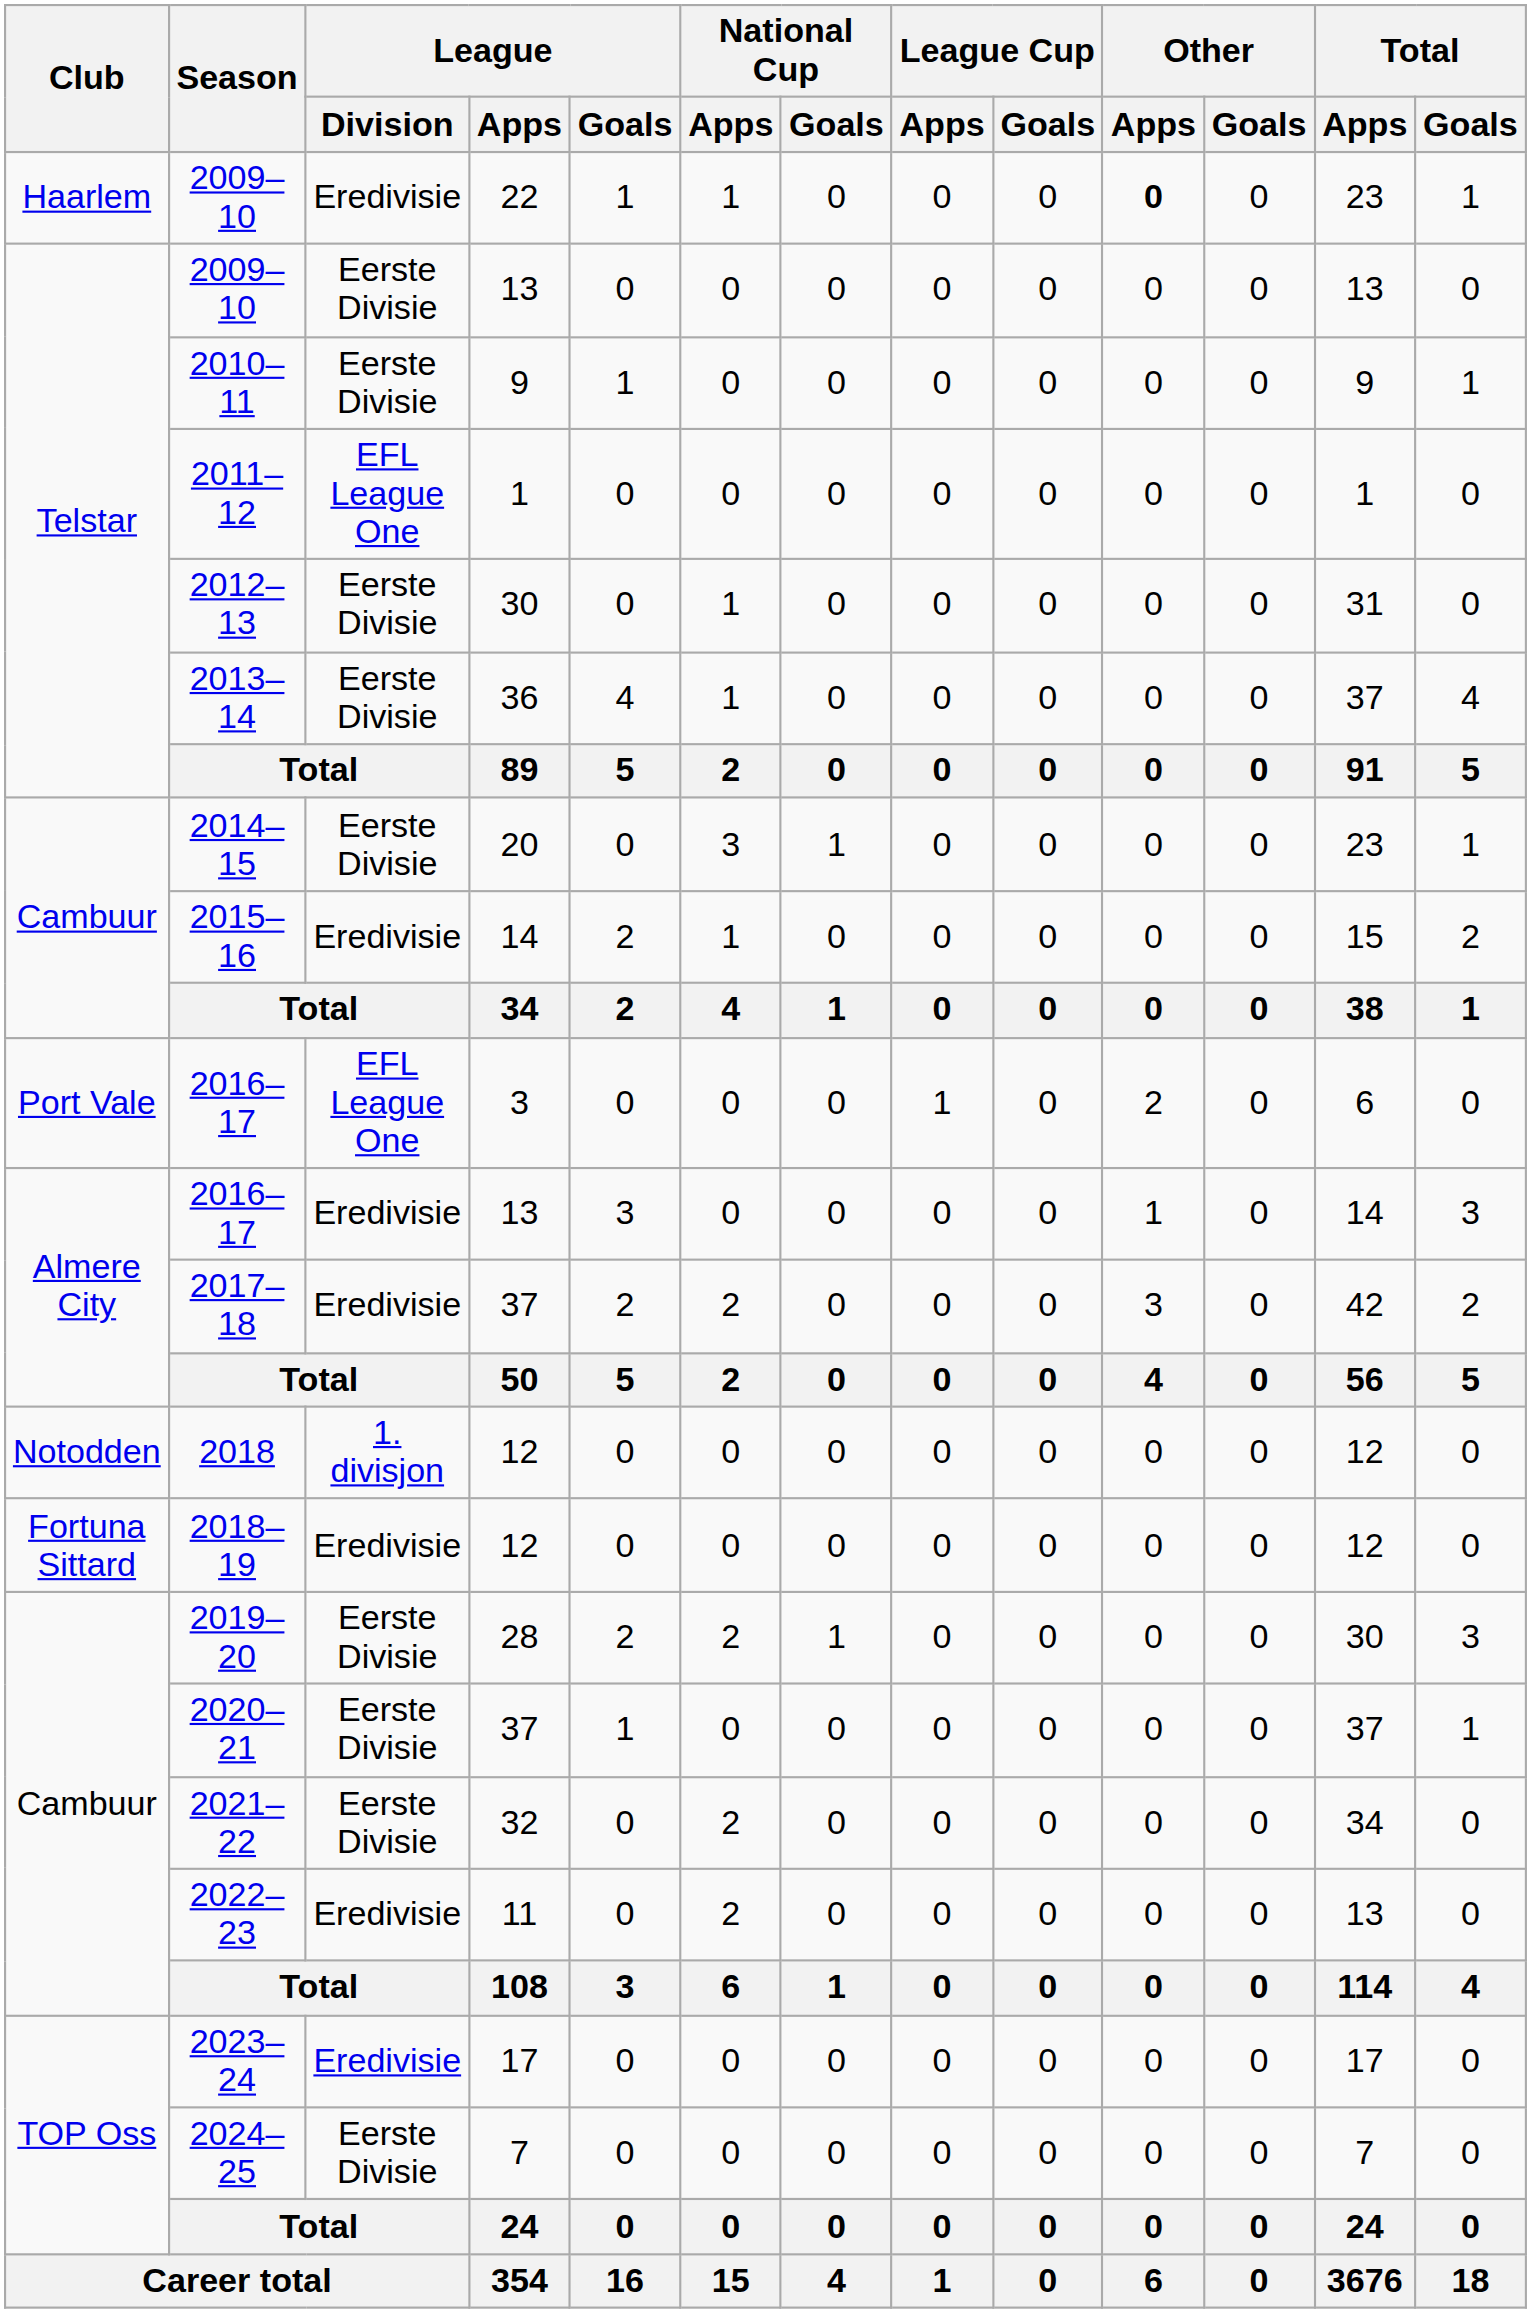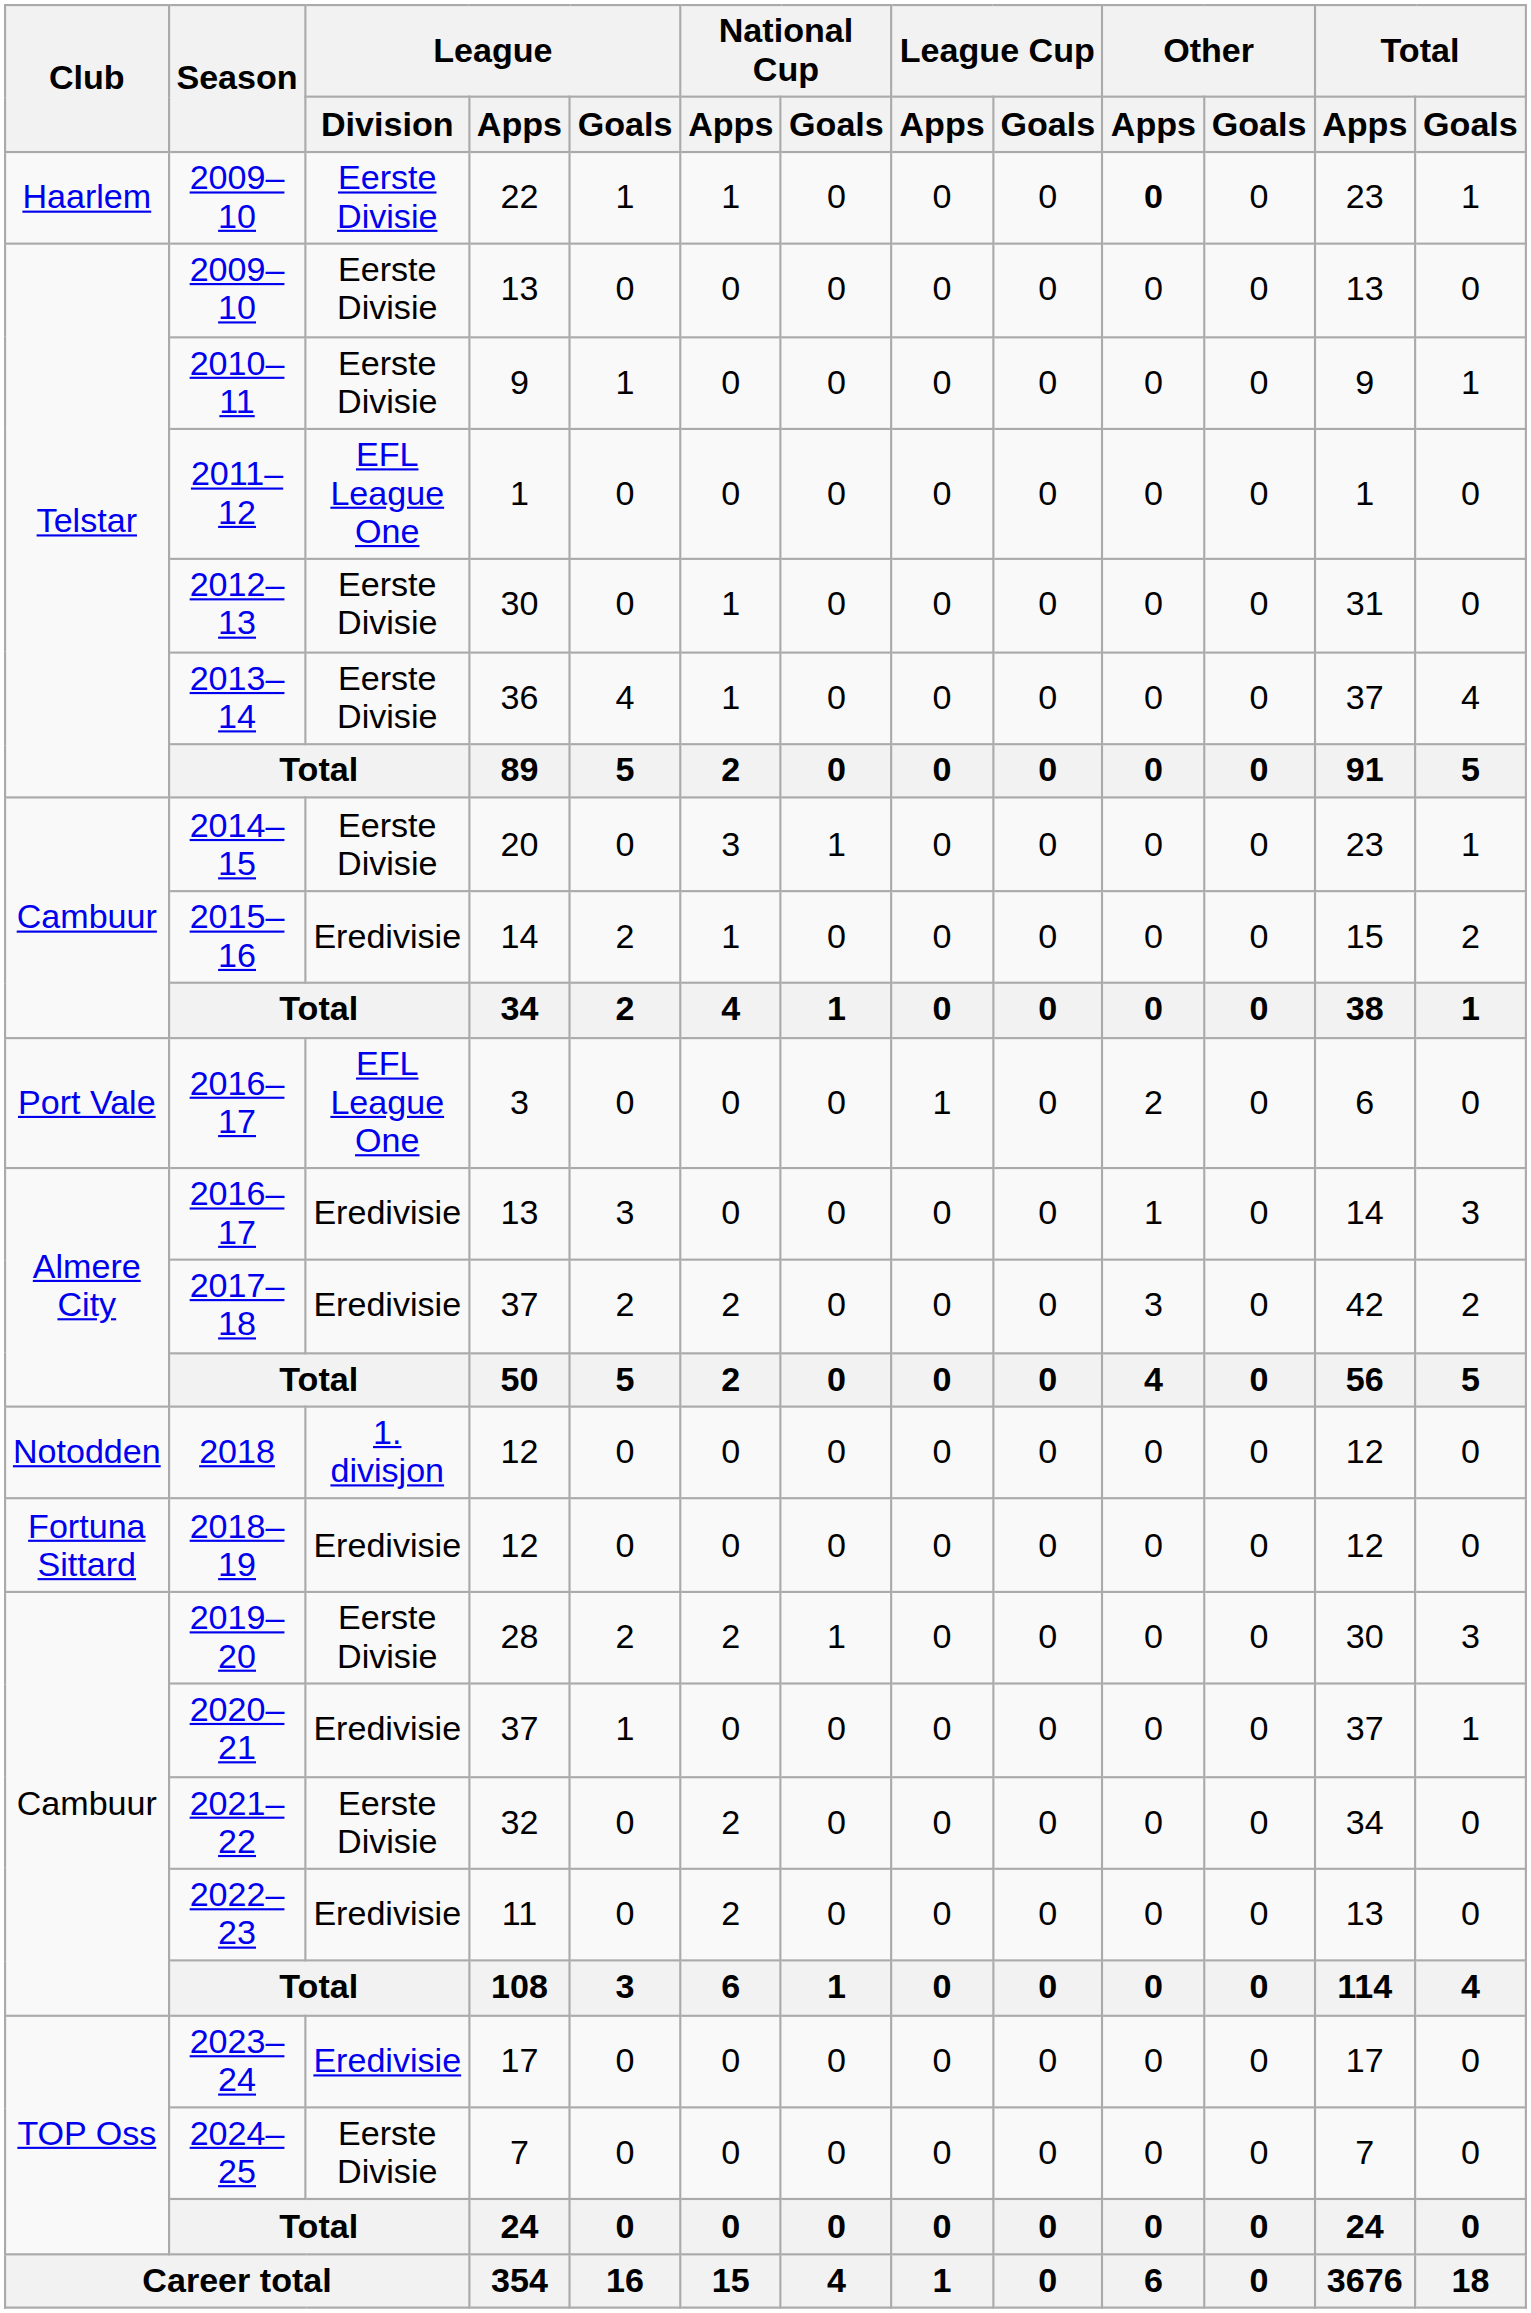(387, 197) Eredivisie -> (387, 197) Eerste Divisie
(387, 1729) Eerste Divisie -> (387, 1729) Eredivisie
